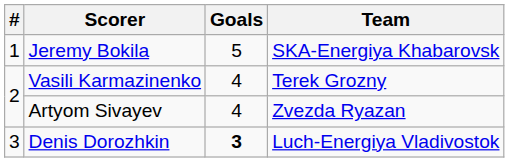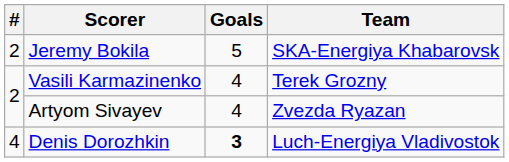(14, 50) 1 -> (14, 50) 2
(14, 141) 3 -> (14, 141) 4
